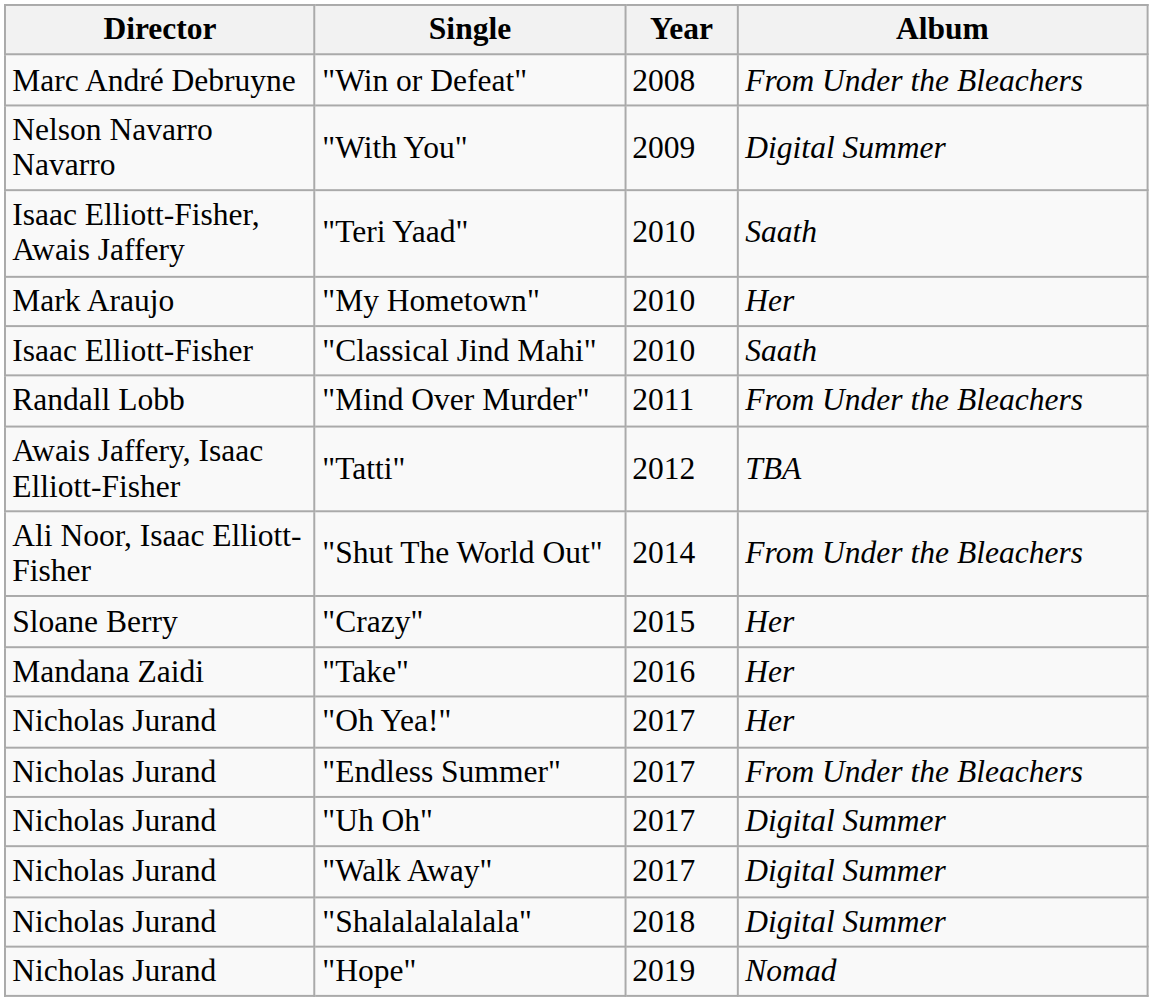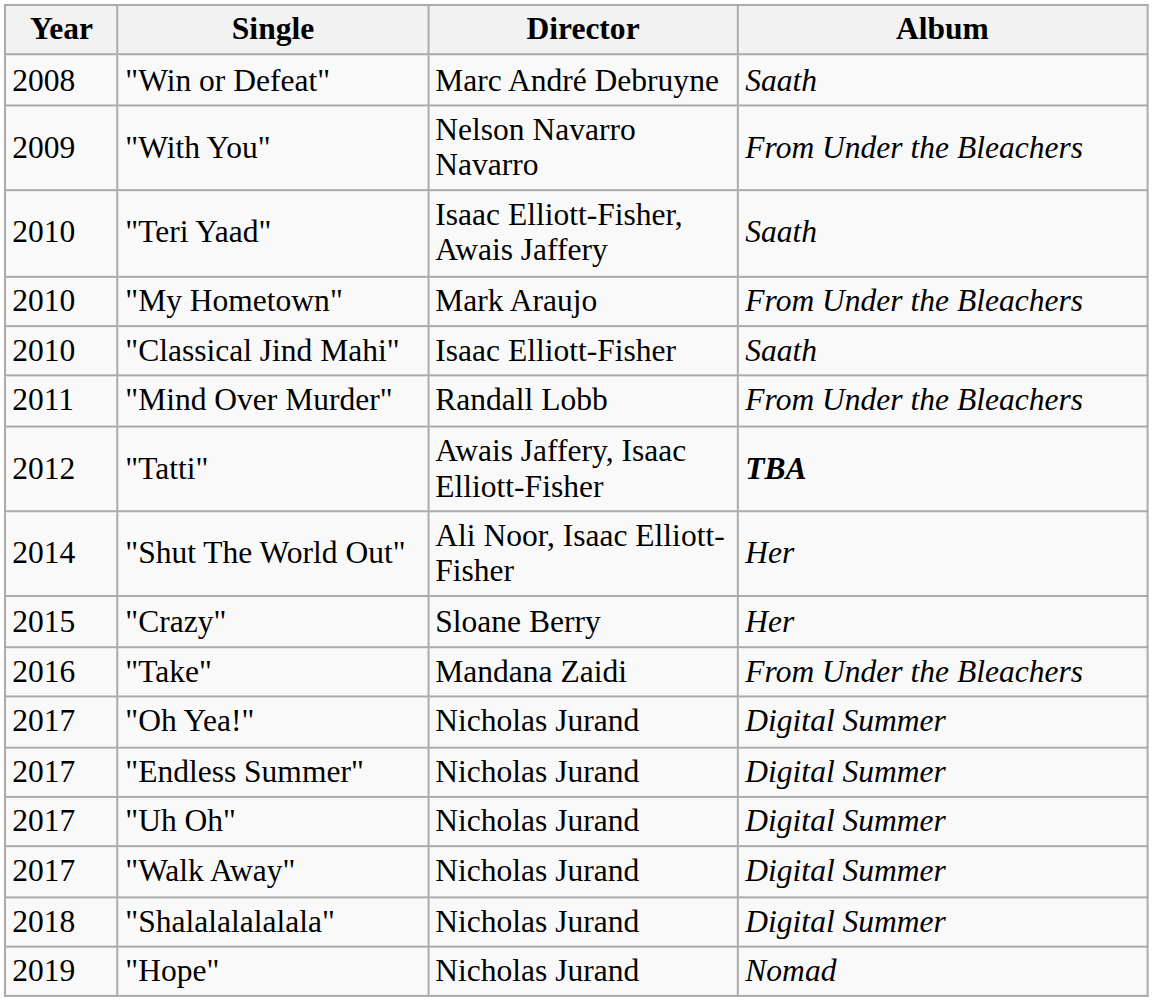columns swapped: (682, 29) <-> (160, 29)
(914, 79) From Under the Bleachers -> (781, 79) Saath
(846, 147) Digital Summer -> (914, 147) From Under the Bleachers
(770, 300) Her -> (914, 300) From Under the Bleachers
(773, 468) normal -> (776, 468) bold
(914, 553) From Under the Bleachers -> (770, 553) Her
(770, 671) Her -> (914, 671) From Under the Bleachers
(770, 721) Her -> (846, 721) Digital Summer
(914, 771) From Under the Bleachers -> (846, 771) Digital Summer
